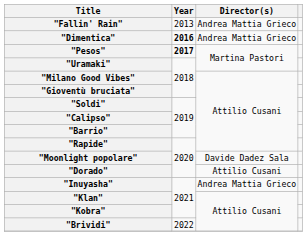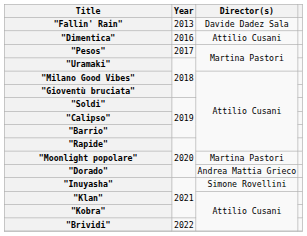(247, 24) Andrea Mattia Grieco -> (247, 24) Davide Dadez Sala
(184, 38) bold -> (184, 38) normal
(247, 38) Andrea Mattia Grieco -> (247, 38) Attilio Cusani
(184, 51) bold -> (184, 51) normal
(247, 158) Davide Dadez Sala -> (247, 158) Martina Pastori
(247, 171) Attilio Cusani -> (247, 171) Andrea Mattia Grieco
(247, 185) Andrea Mattia Grieco -> (247, 185) Simone Rovellini
